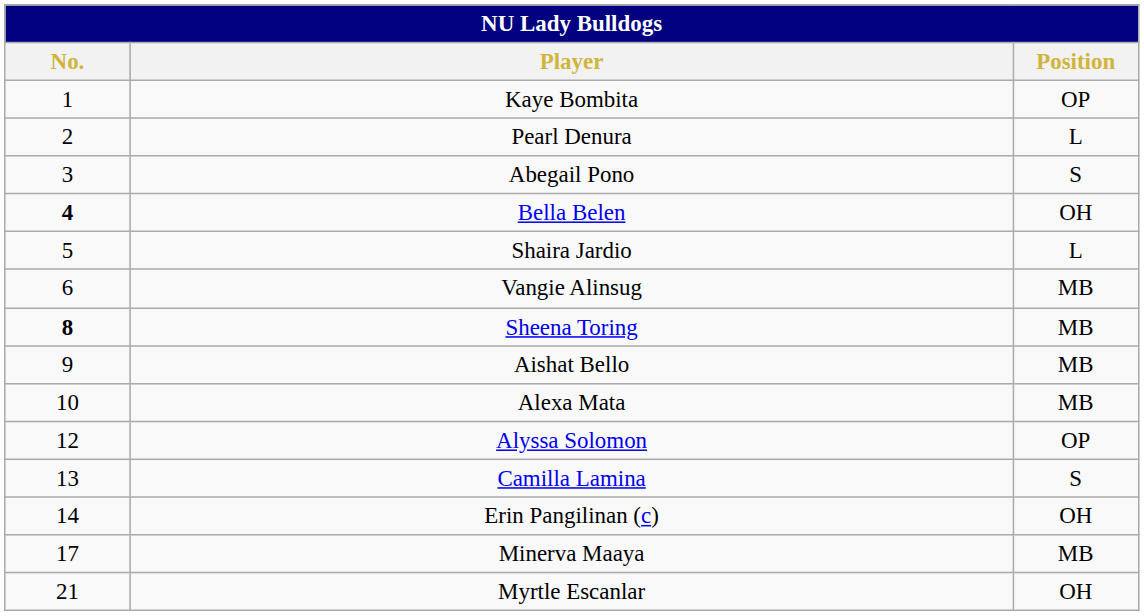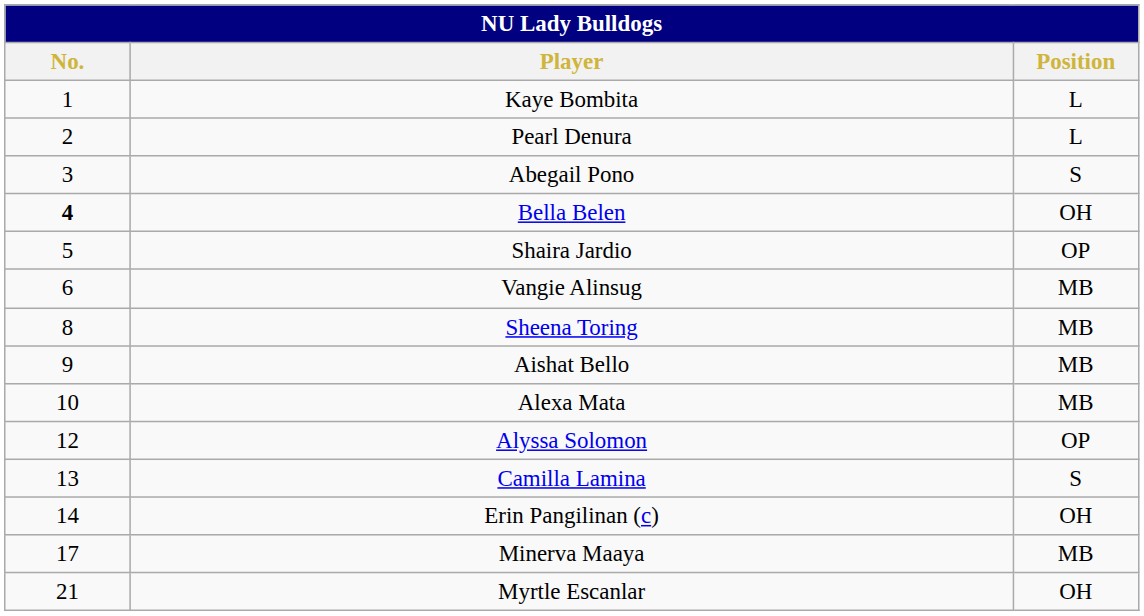(1076, 99) OP -> (1076, 99) L
(1076, 250) L -> (1076, 250) OP
(67, 326) bold -> (67, 326) normal
